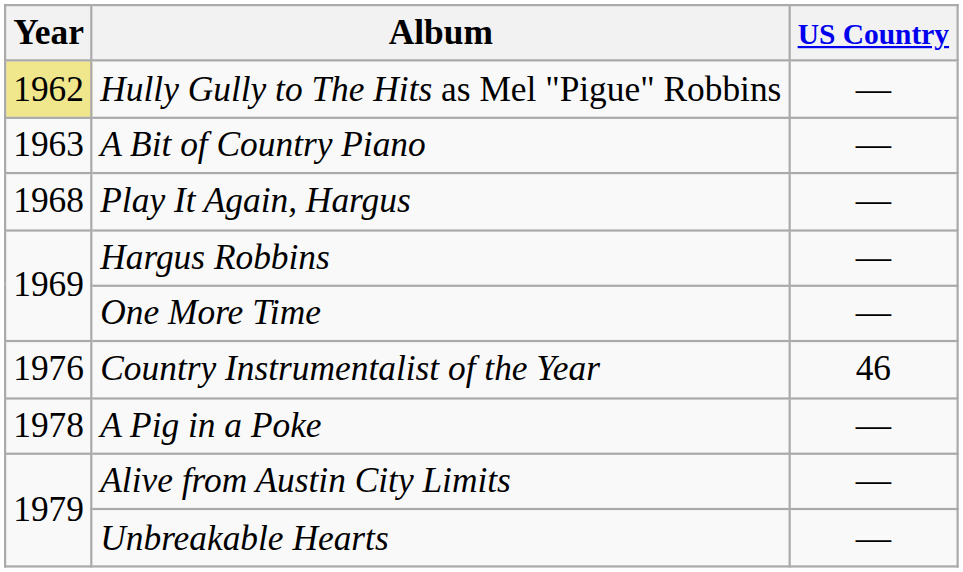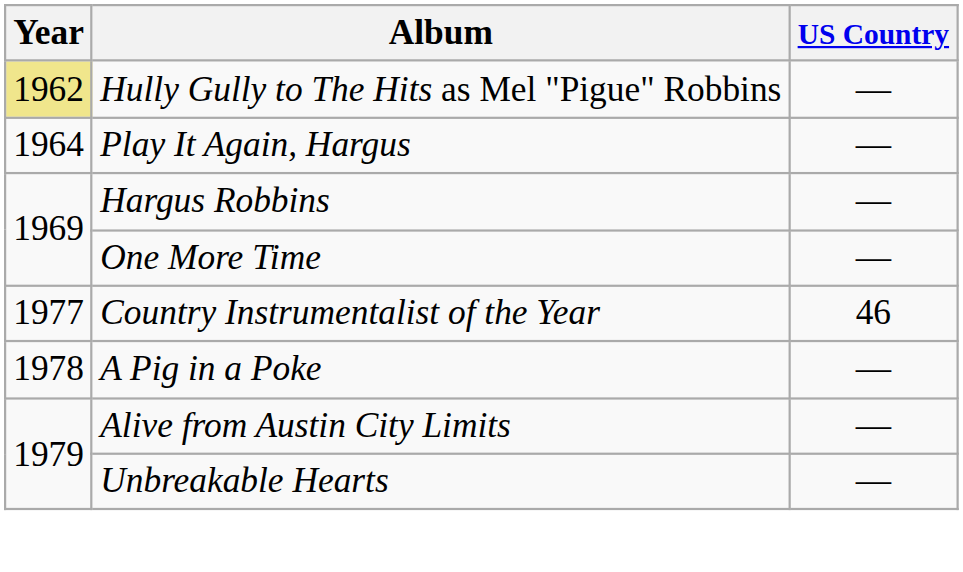- row: (263, 144)
(49, 200) 1968 -> (49, 144) 1964
(49, 369) 1976 -> (49, 312) 1977
